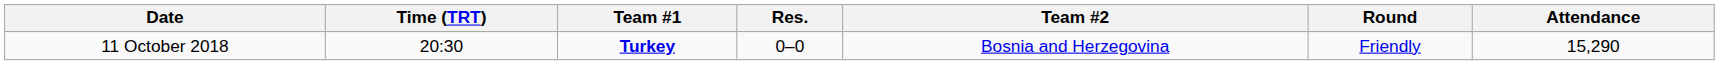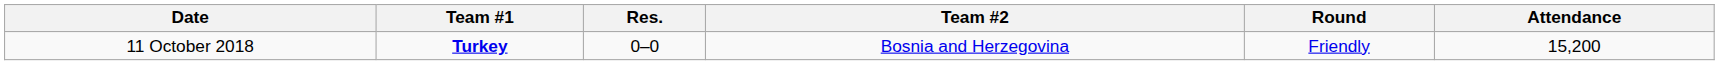- column: (441, 18)
(1593, 45) 15,290 -> (1574, 45) 15,200
